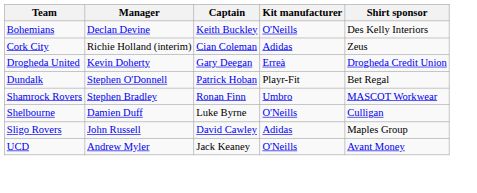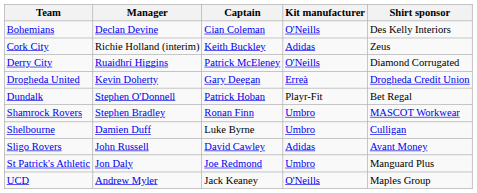(227, 29) Keith Buckley -> (235, 29) Cian Coleman
(227, 46) Cian Coleman -> (235, 46) Keith Buckley
+ row: (29, 63)
(280, 113) O'Neills -> (300, 130) Umbro
(378, 130) Maples Group -> (399, 146) Avant Money
+ row: (48, 163)
(376, 146) Avant Money -> (400, 180) Maples Group
